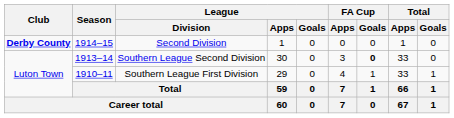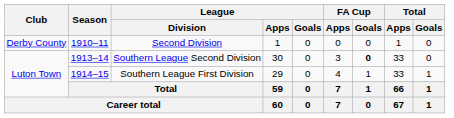(39, 43) bold -> (36, 43) normal
(94, 43) 1914–15 -> (90, 43) 1910–11
(94, 74) 1910–11 -> (90, 74) 1914–15
